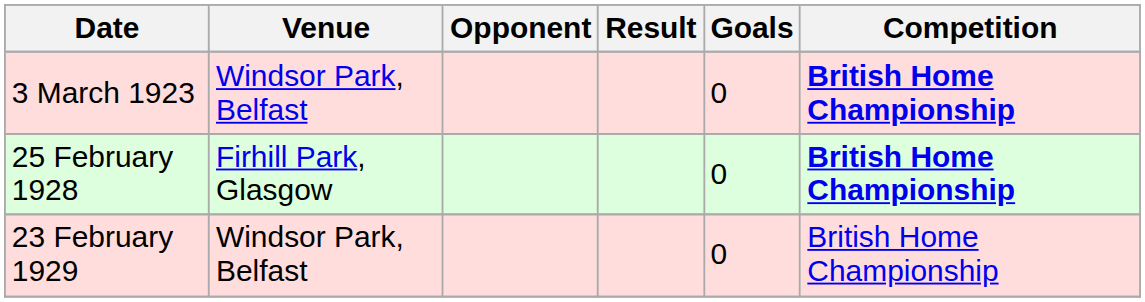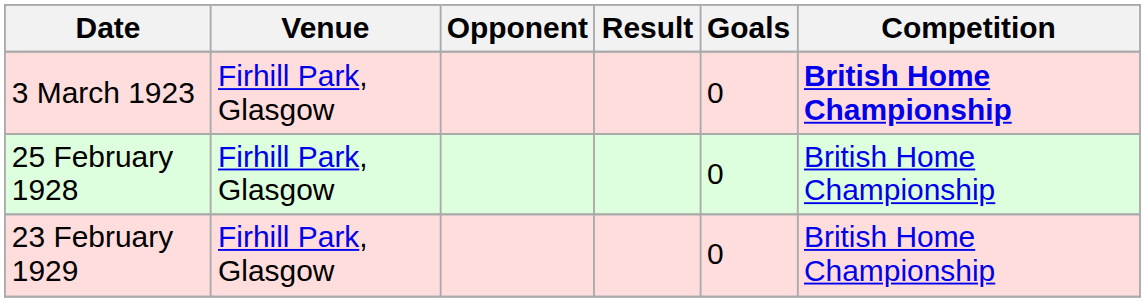(310, 92) Windsor Park, Belfast -> (293, 92) Firhill Park, Glasgow
(911, 173) bold -> (900, 173) normal
(310, 254) Windsor Park, Belfast -> (293, 254) Firhill Park, Glasgow
